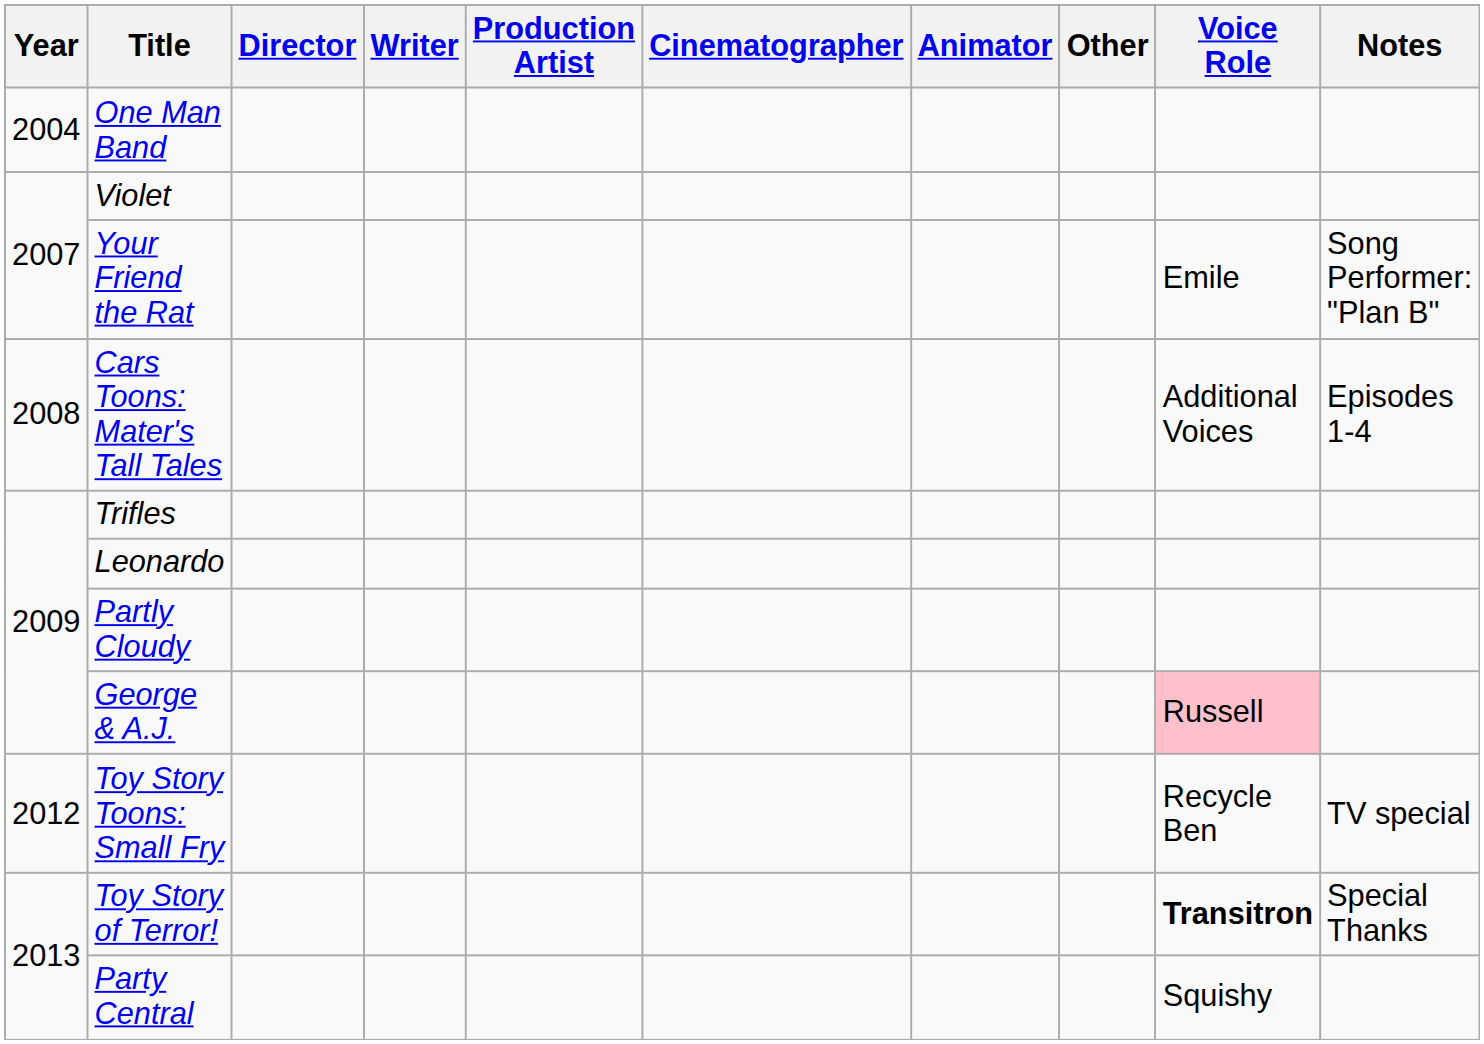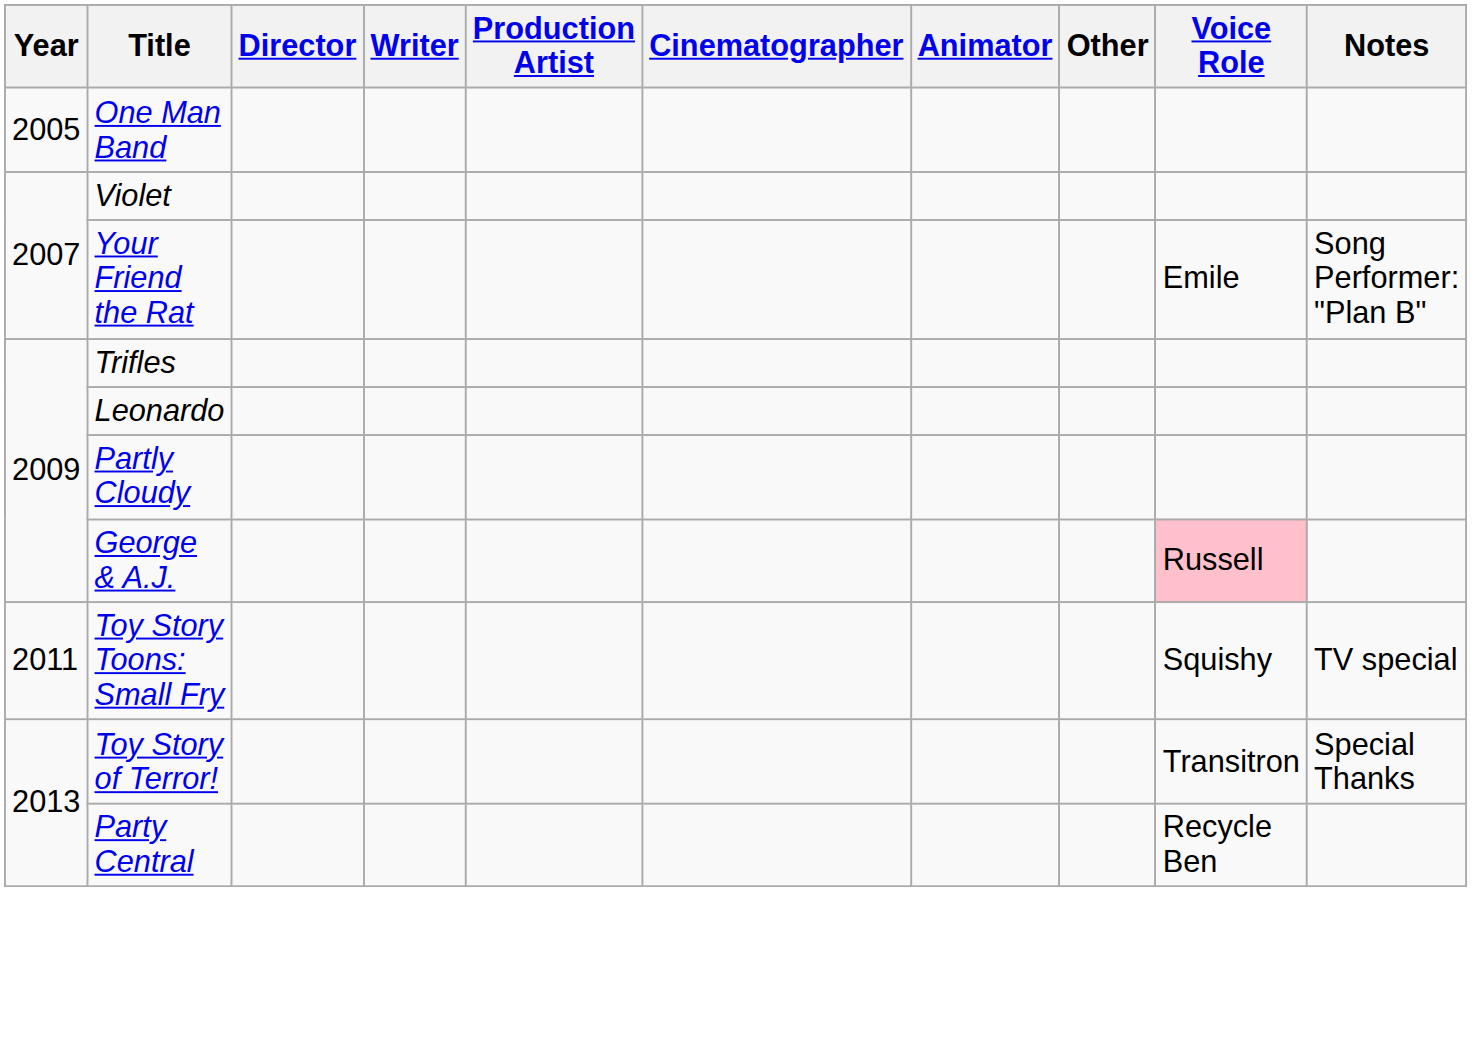(46, 129) 2004 -> (46, 129) 2005
- row: (158, 413)
(46, 812) 2012 -> (45, 660) 2011
(1217, 812) Recycle Ben -> (1217, 660) Squishy
(1238, 913) bold -> (1231, 761) normal
(1217, 996) Squishy -> (1217, 844) Recycle Ben
